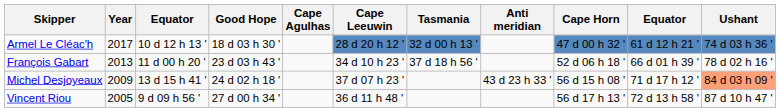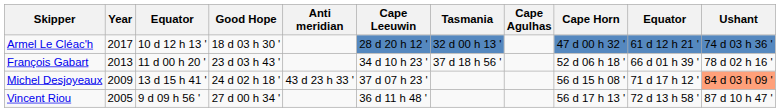columns swapped: (308, 19) <-> (517, 19)
